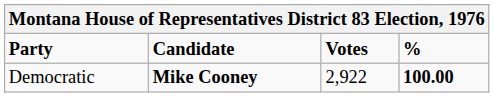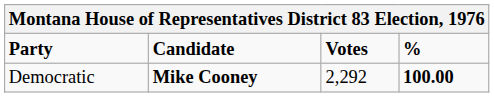(346, 77) 2,922 -> (346, 77) 2,292
